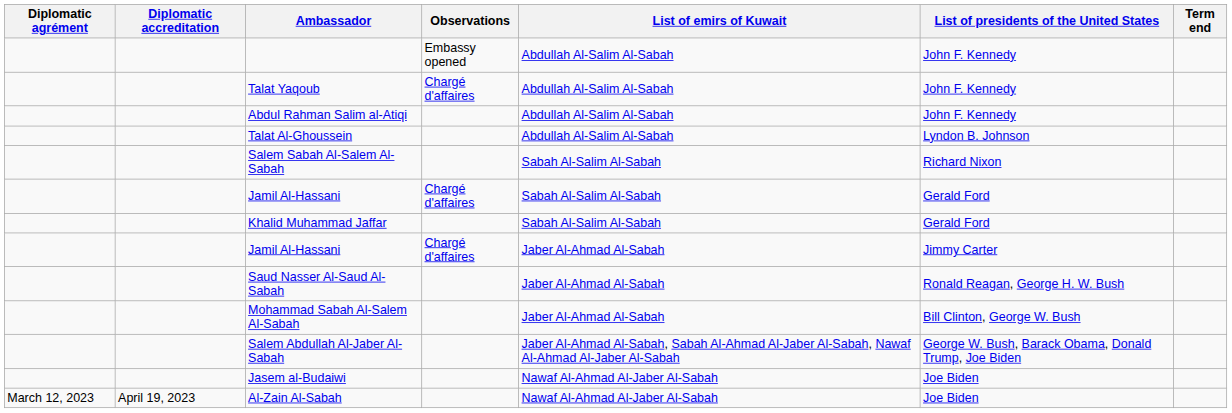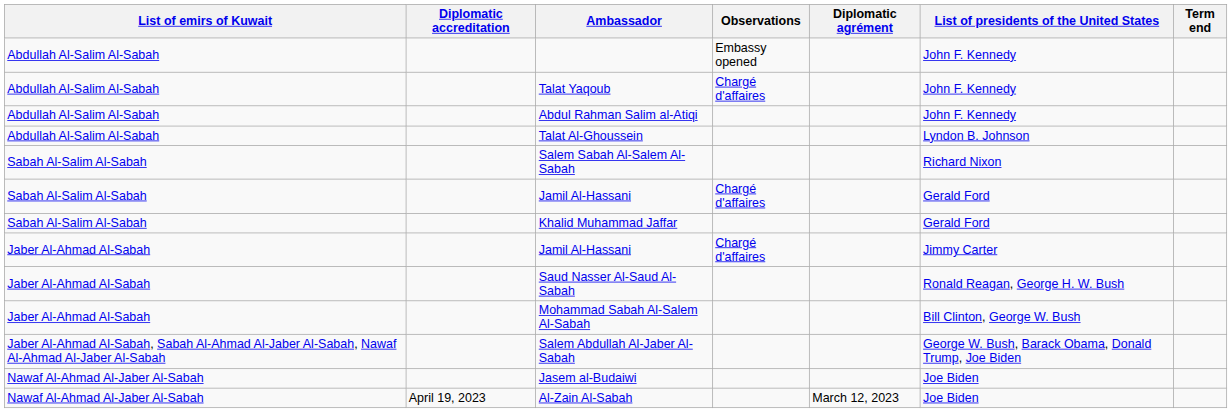columns swapped: (60, 21) <-> (719, 21)
